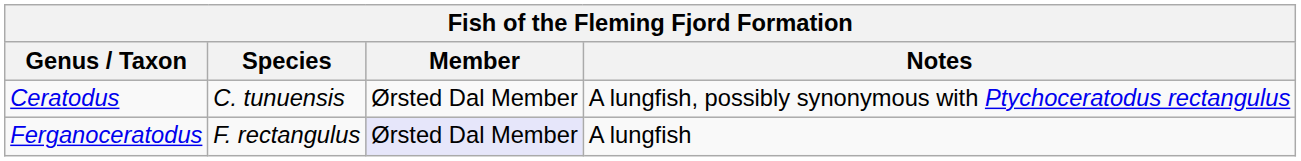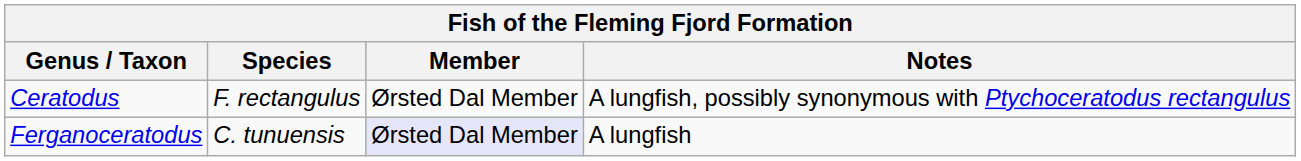(279, 98) C. tunuensis -> (287, 98) F. rectangulus
(287, 135) F. rectangulus -> (279, 135) C. tunuensis
